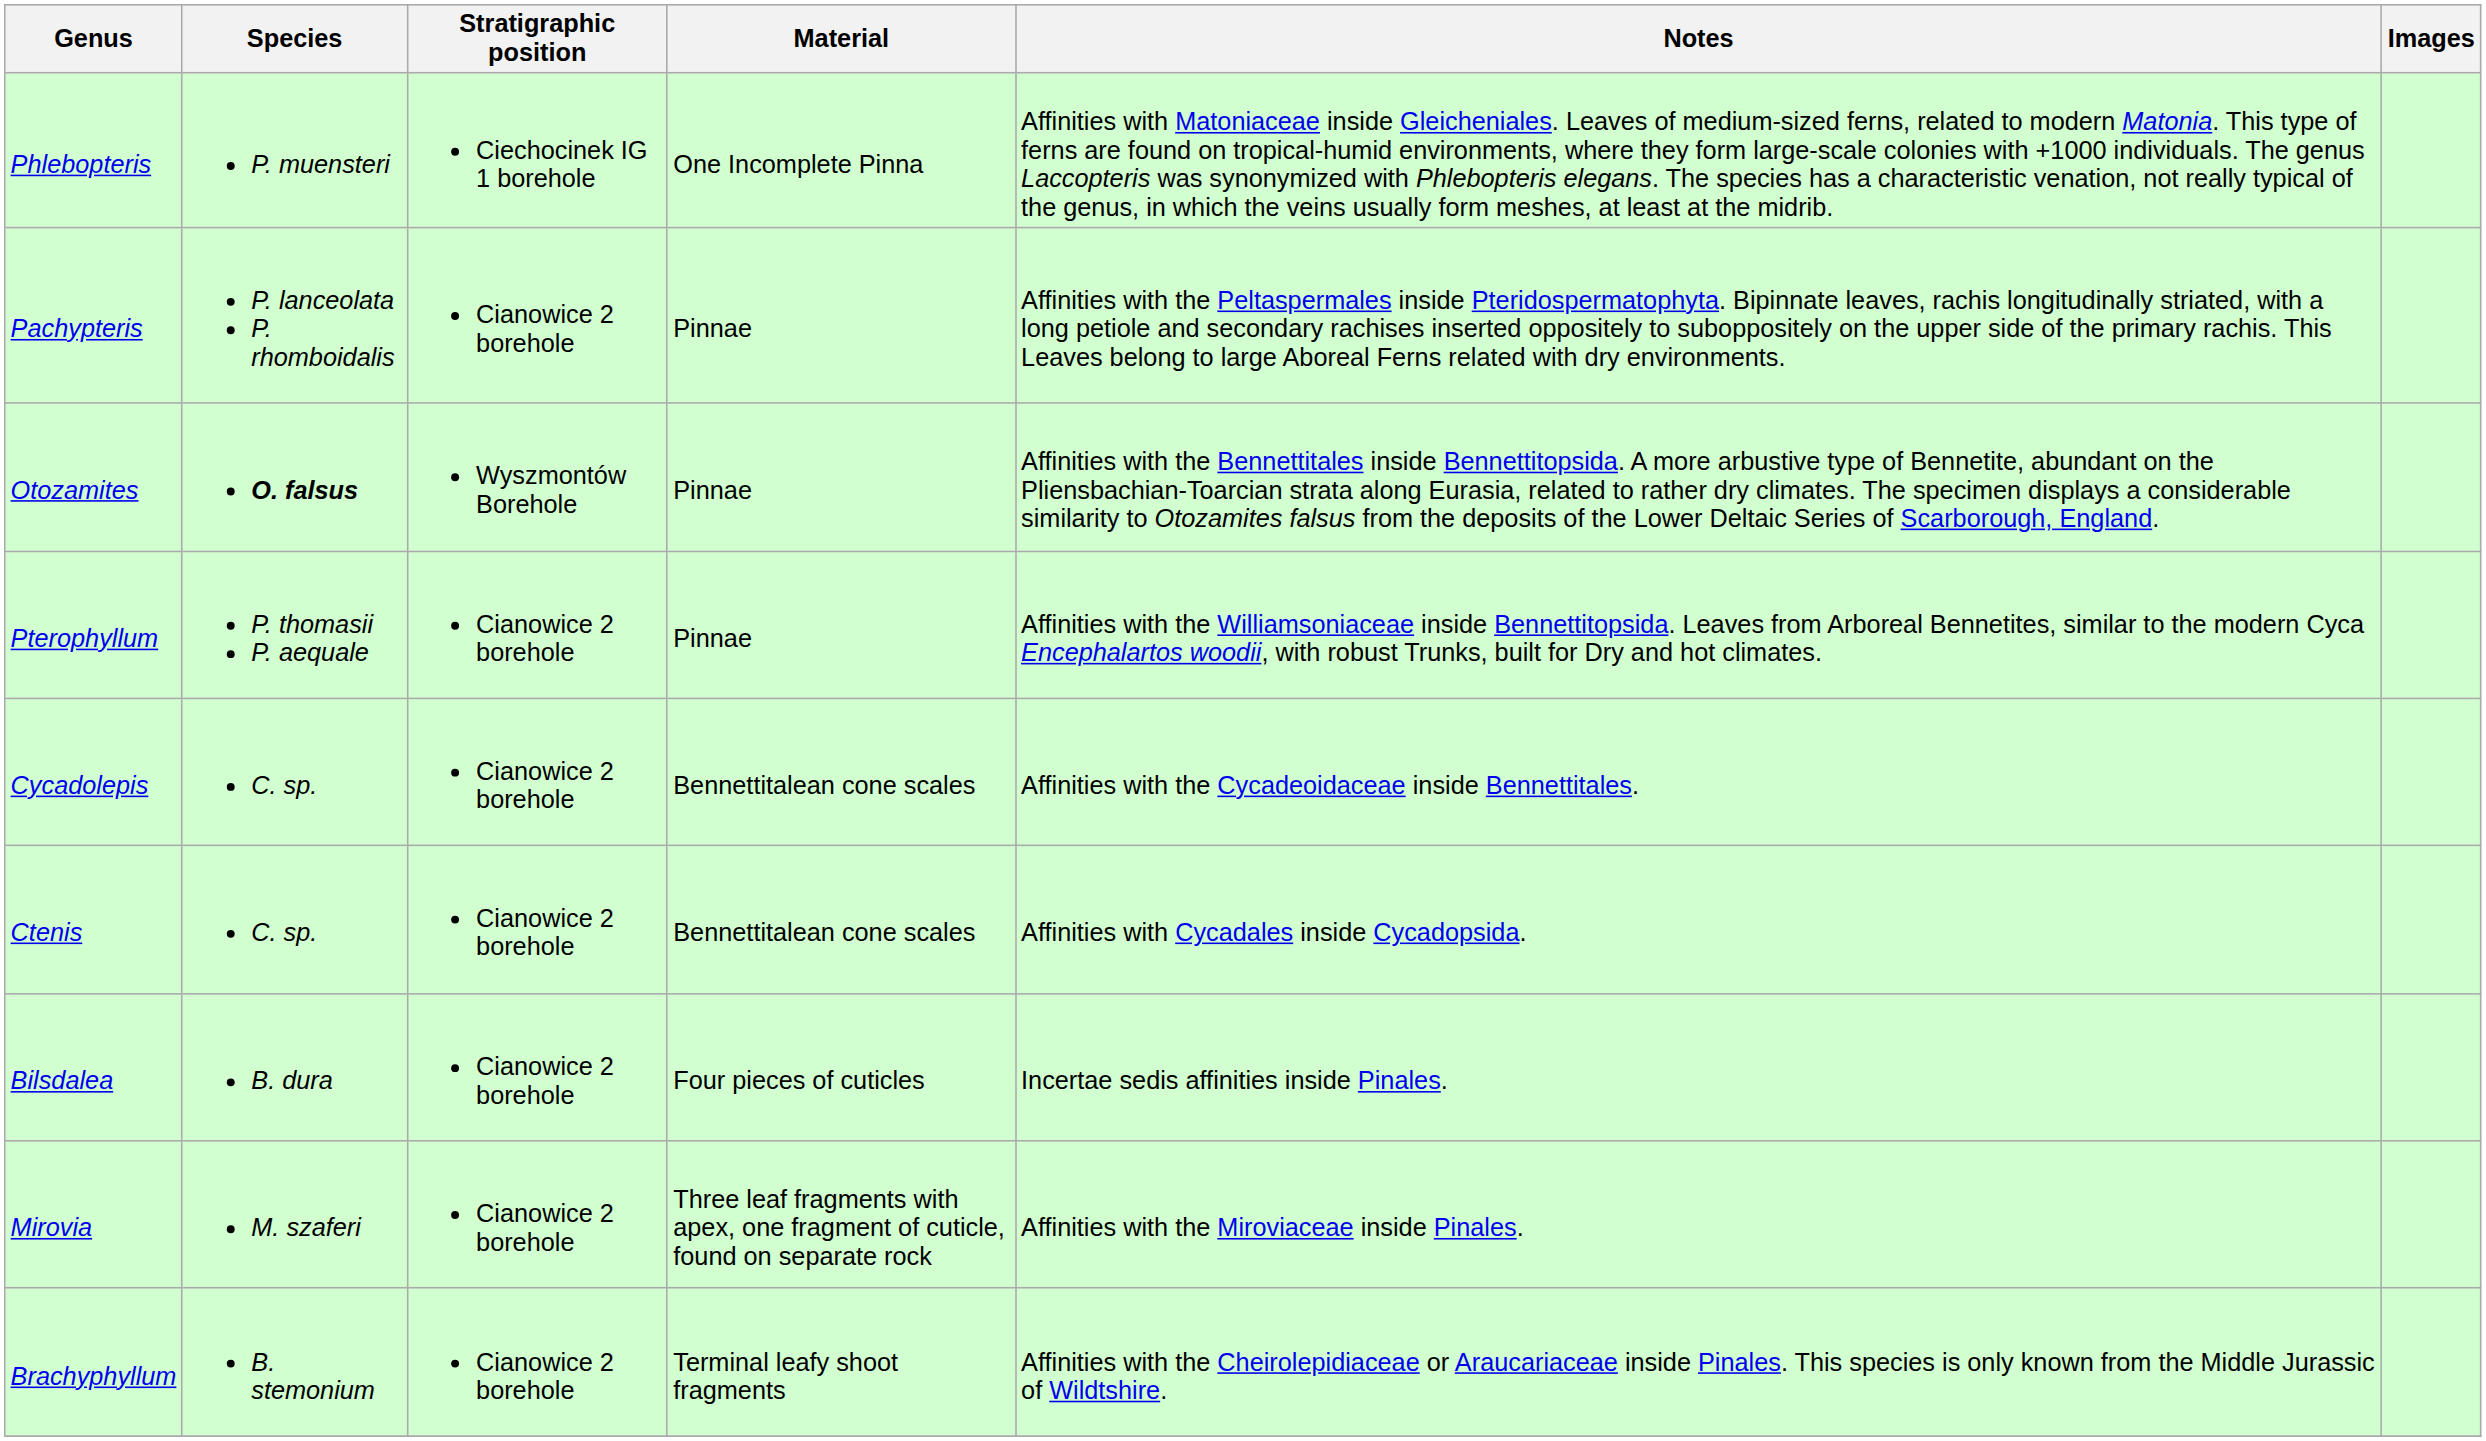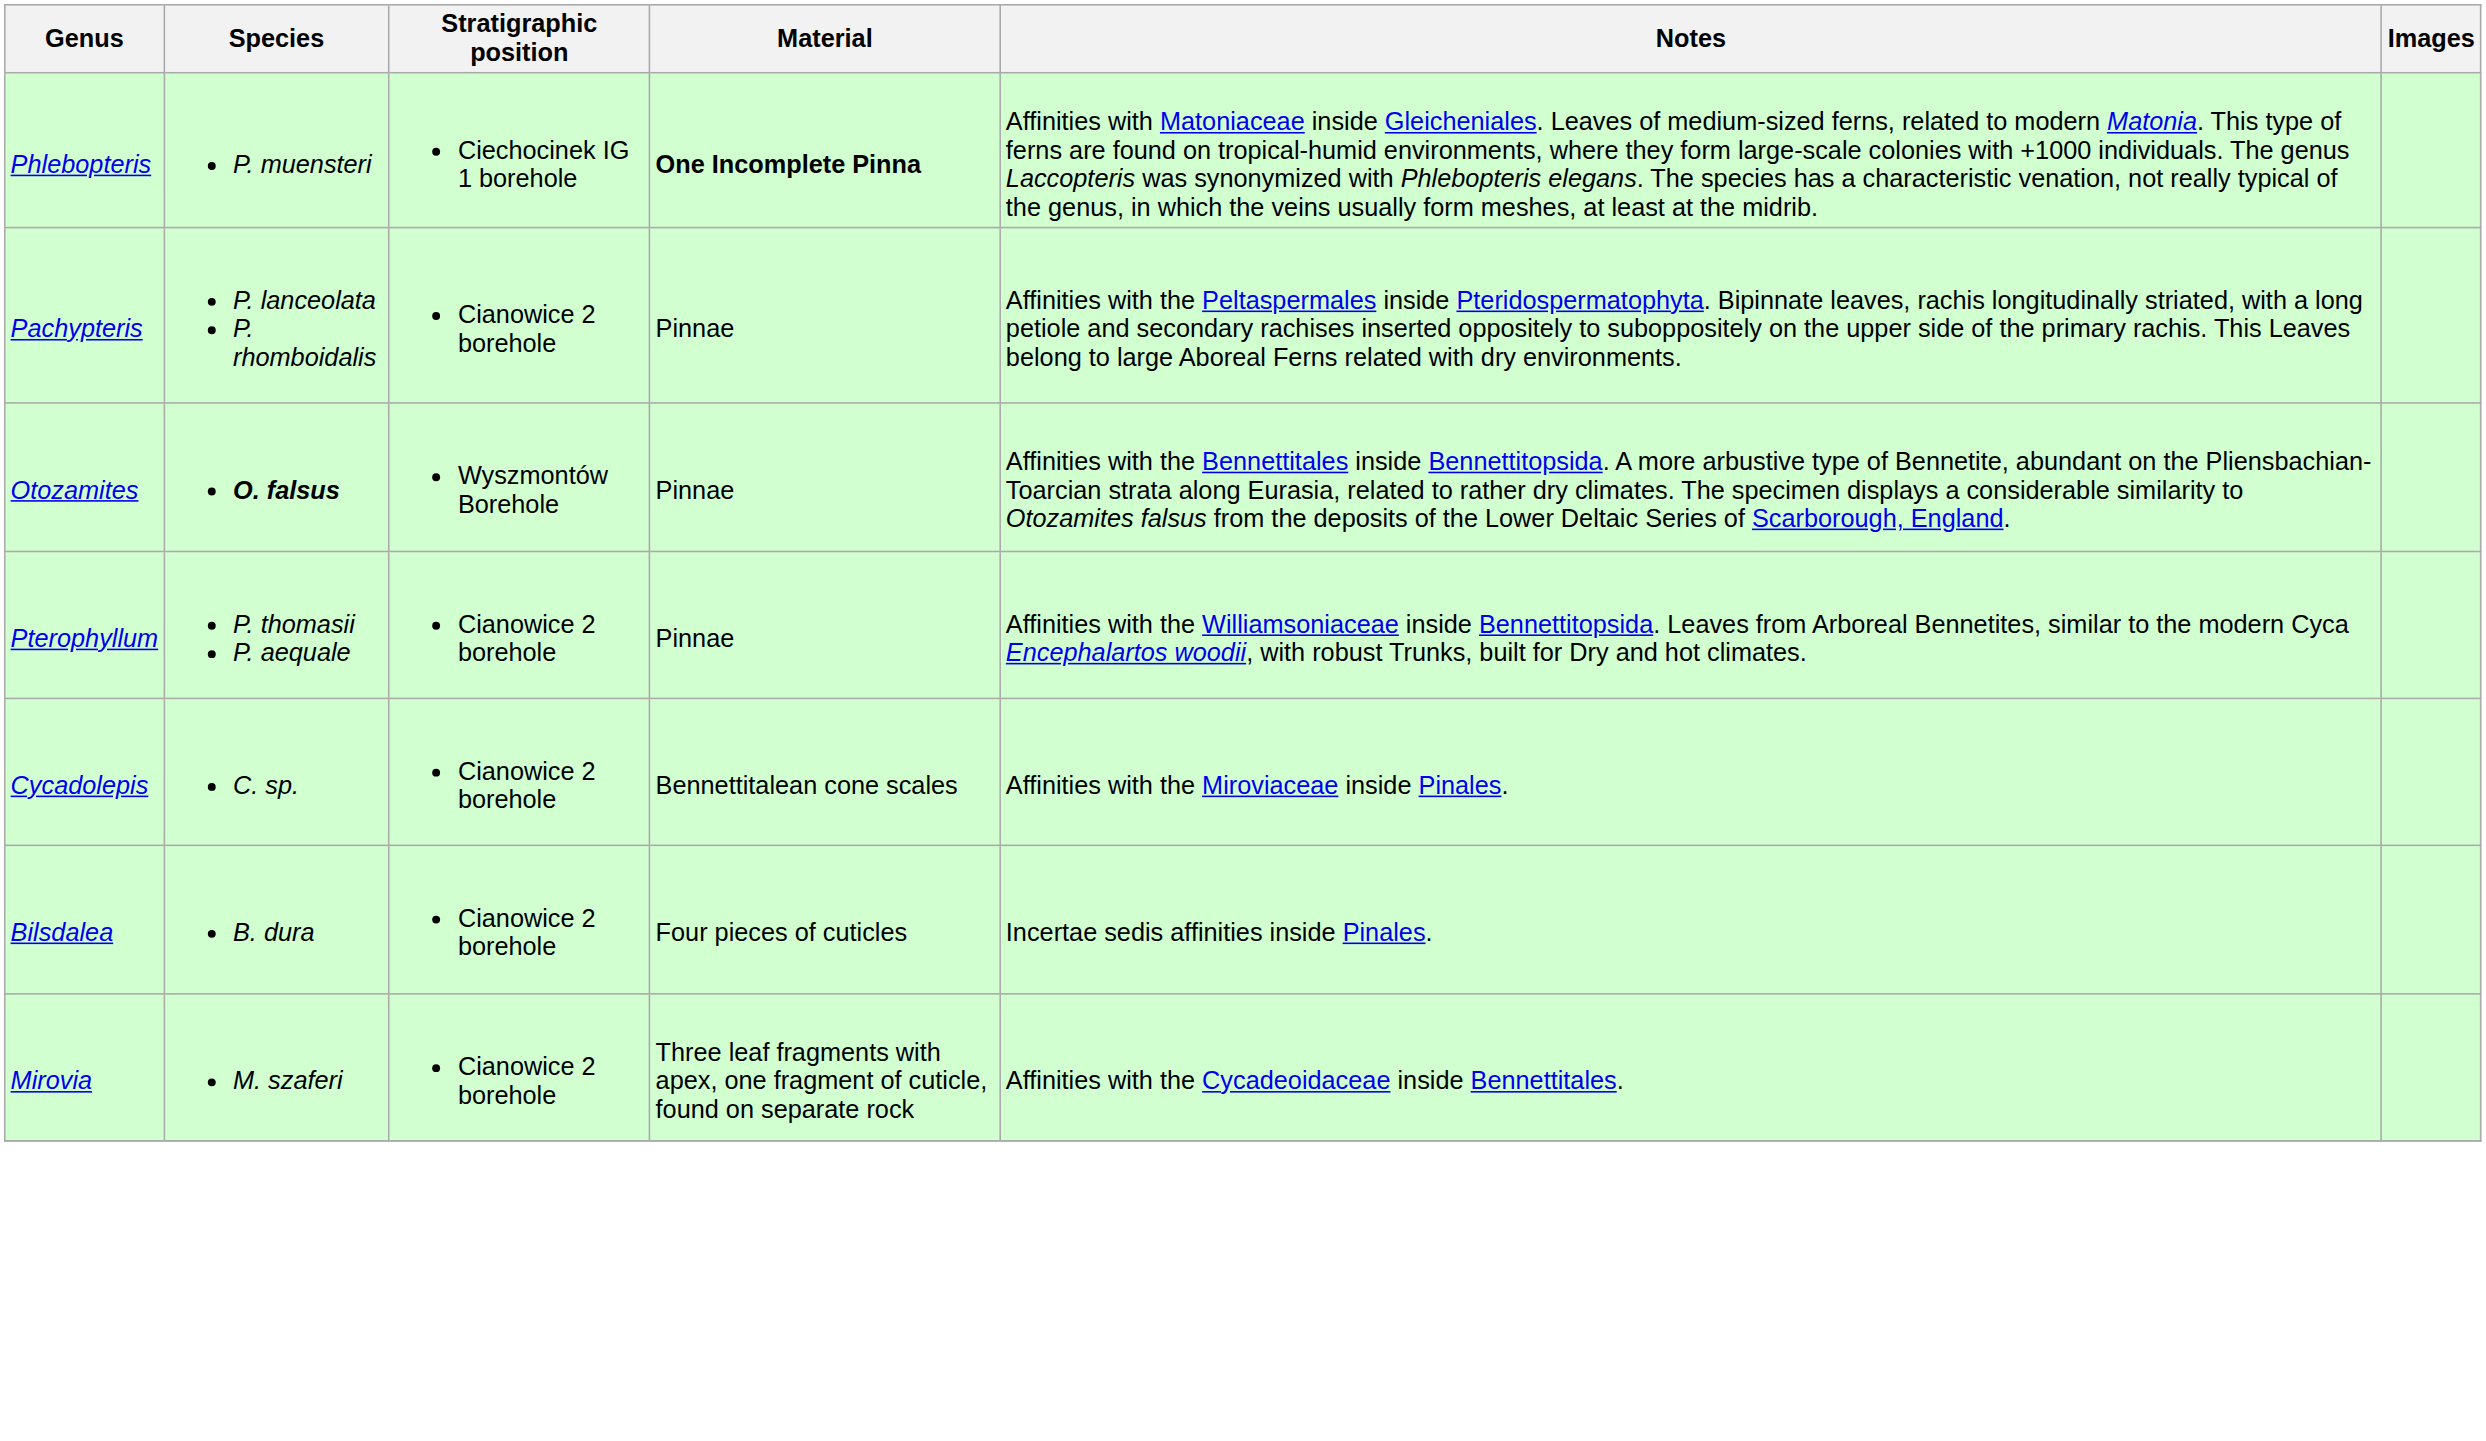(798, 164) normal -> (788, 164) bold
(1330, 785) Affinities with the Cycadeoidaceae inside Bennettitales. -> (1257, 785) Affinities with the Miroviaceae inside Pinales.
- row: (46, 933)
(1272, 1228) Affinities with the Miroviaceae inside Pinales. -> (1315, 1080) Affinities with the Cycadeoidaceae inside Bennettitales.
- row: (94, 1376)
